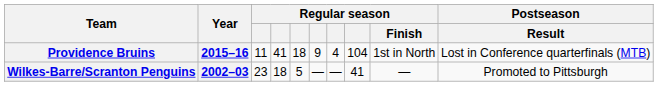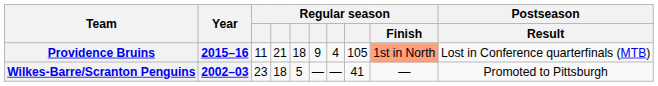(280, 53) 41 -> (280, 53) 21
(357, 53) 104 -> (357, 53) 105
(404, 53) no background -> (404, 53) lightsalmon background
